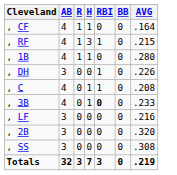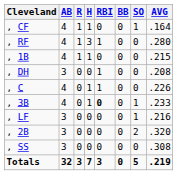+ column: (139, 12)
(144, 42) .215 -> (160, 42) .280
(144, 57) .280 -> (160, 57) .215
(144, 72) .226 -> (160, 72) .208
(144, 87) .208 -> (160, 87) .226
